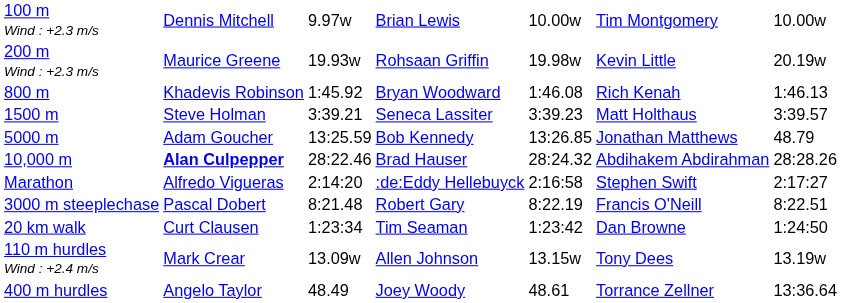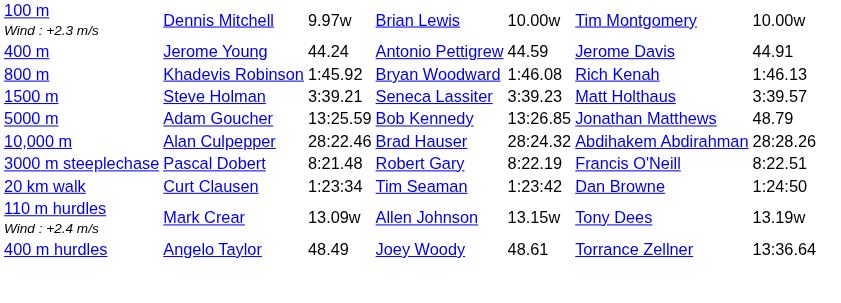- row: (51, 61)
+ row: (27, 52)
(224, 160) bold -> (220, 141) normal
- row: (39, 182)
